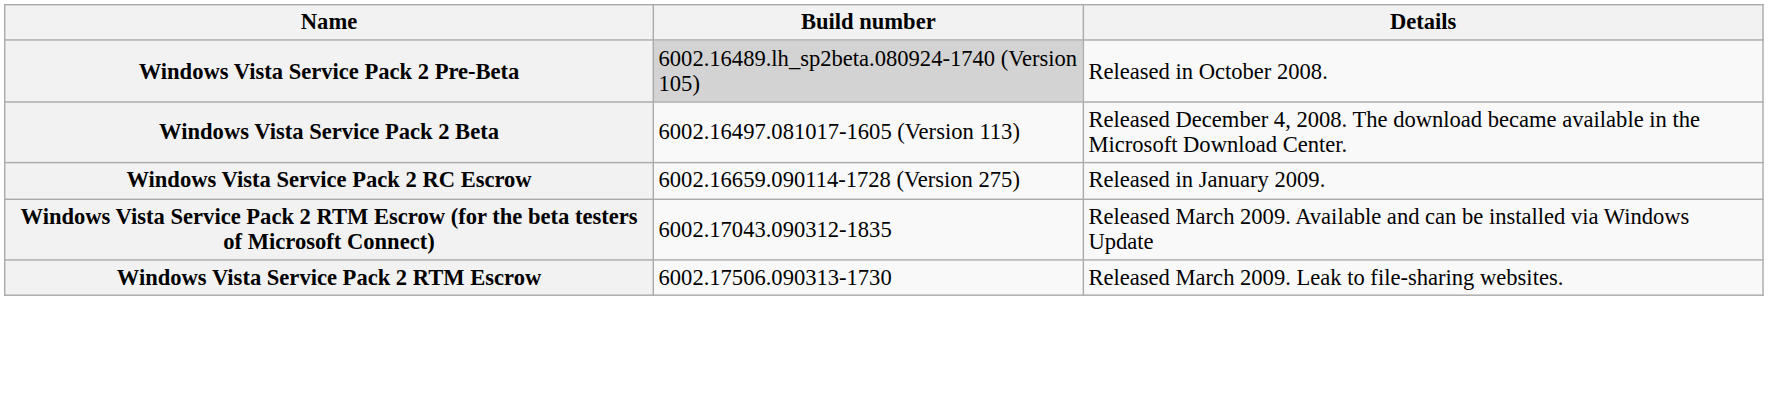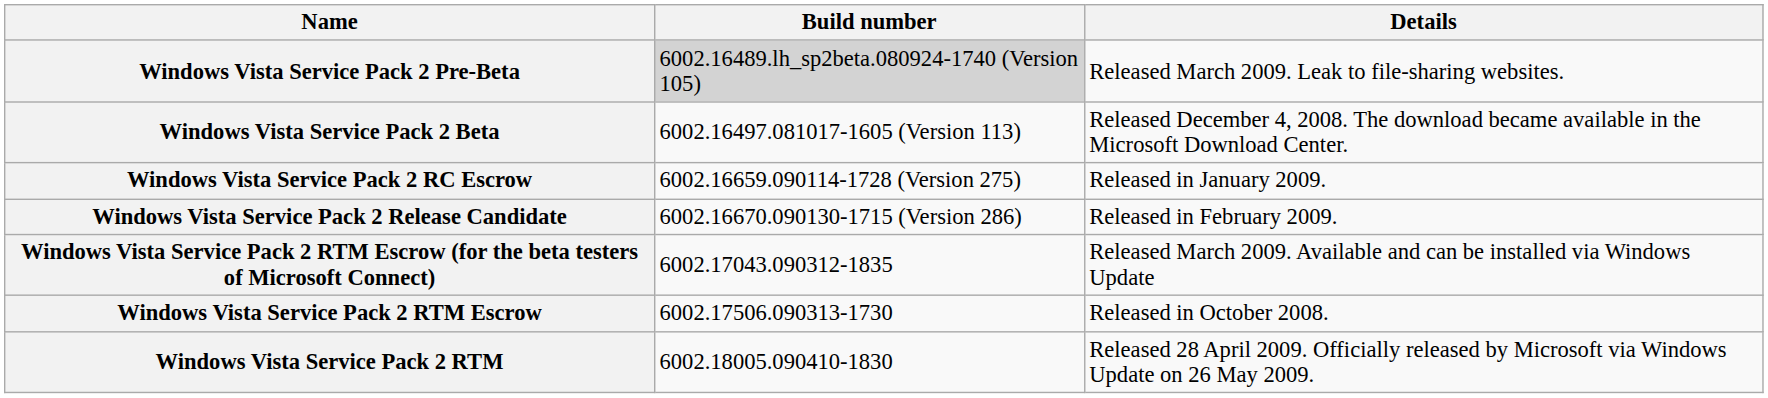(1208, 70) Released in October 2008. -> (1327, 70) Released March 2009. Leak to file-sharing websites.
+ row: (330, 216)
(1326, 277) Released March 2009. Leak to file-sharing websites. -> (1209, 313) Released in October 2008.
+ row: (330, 361)
